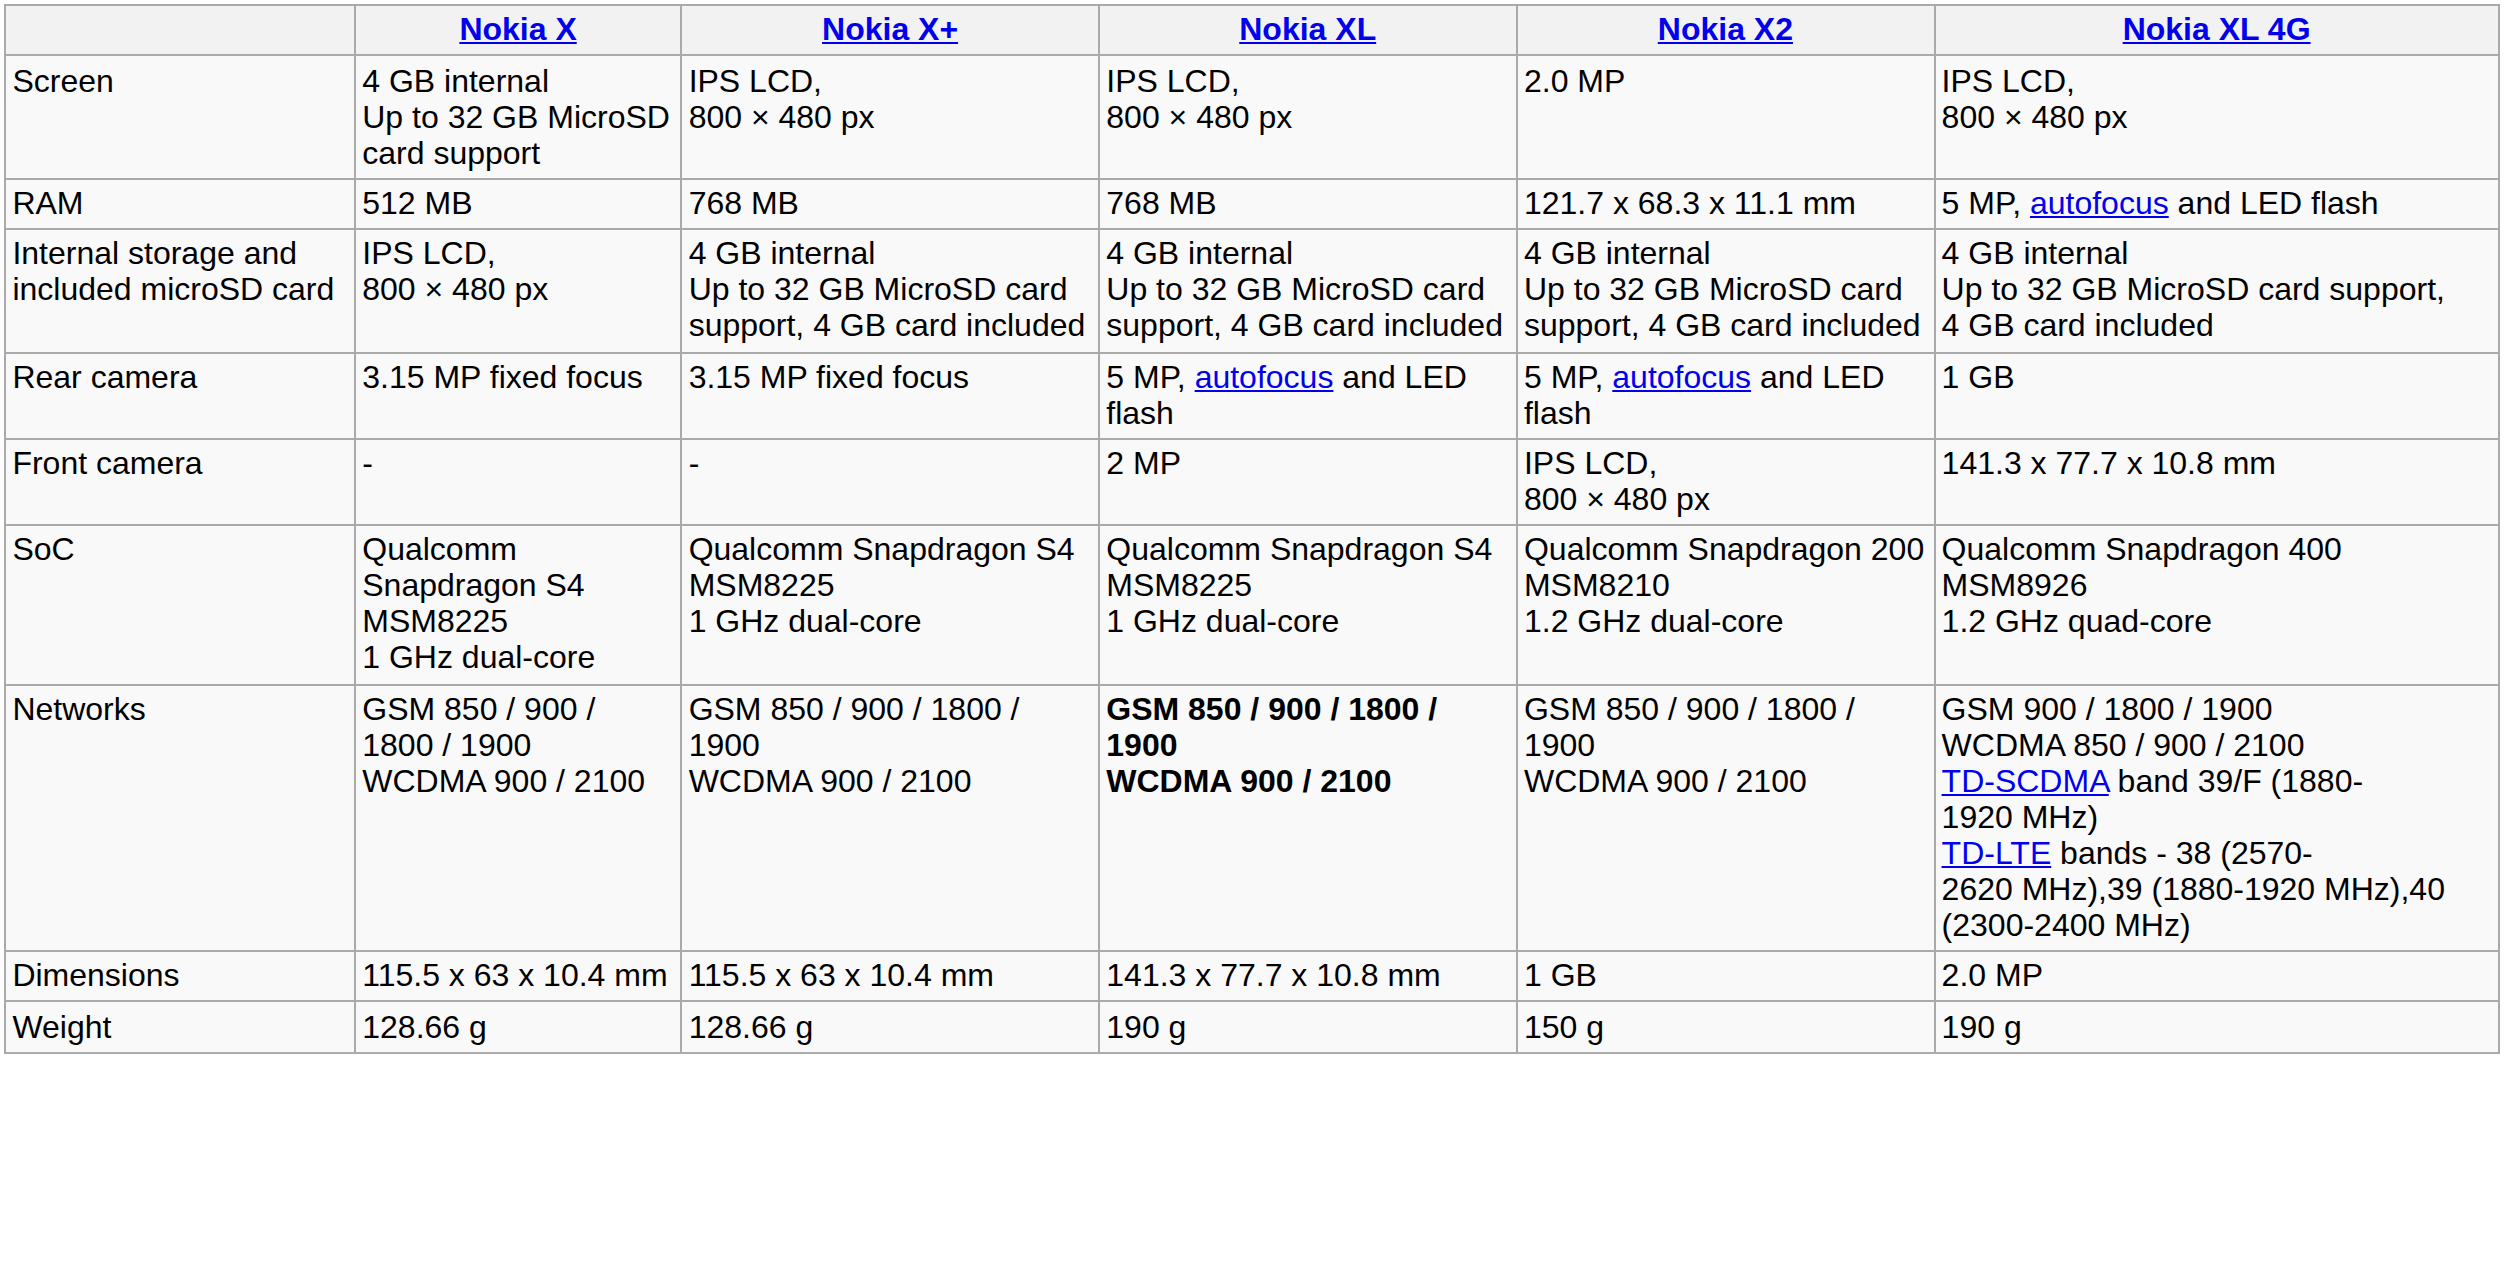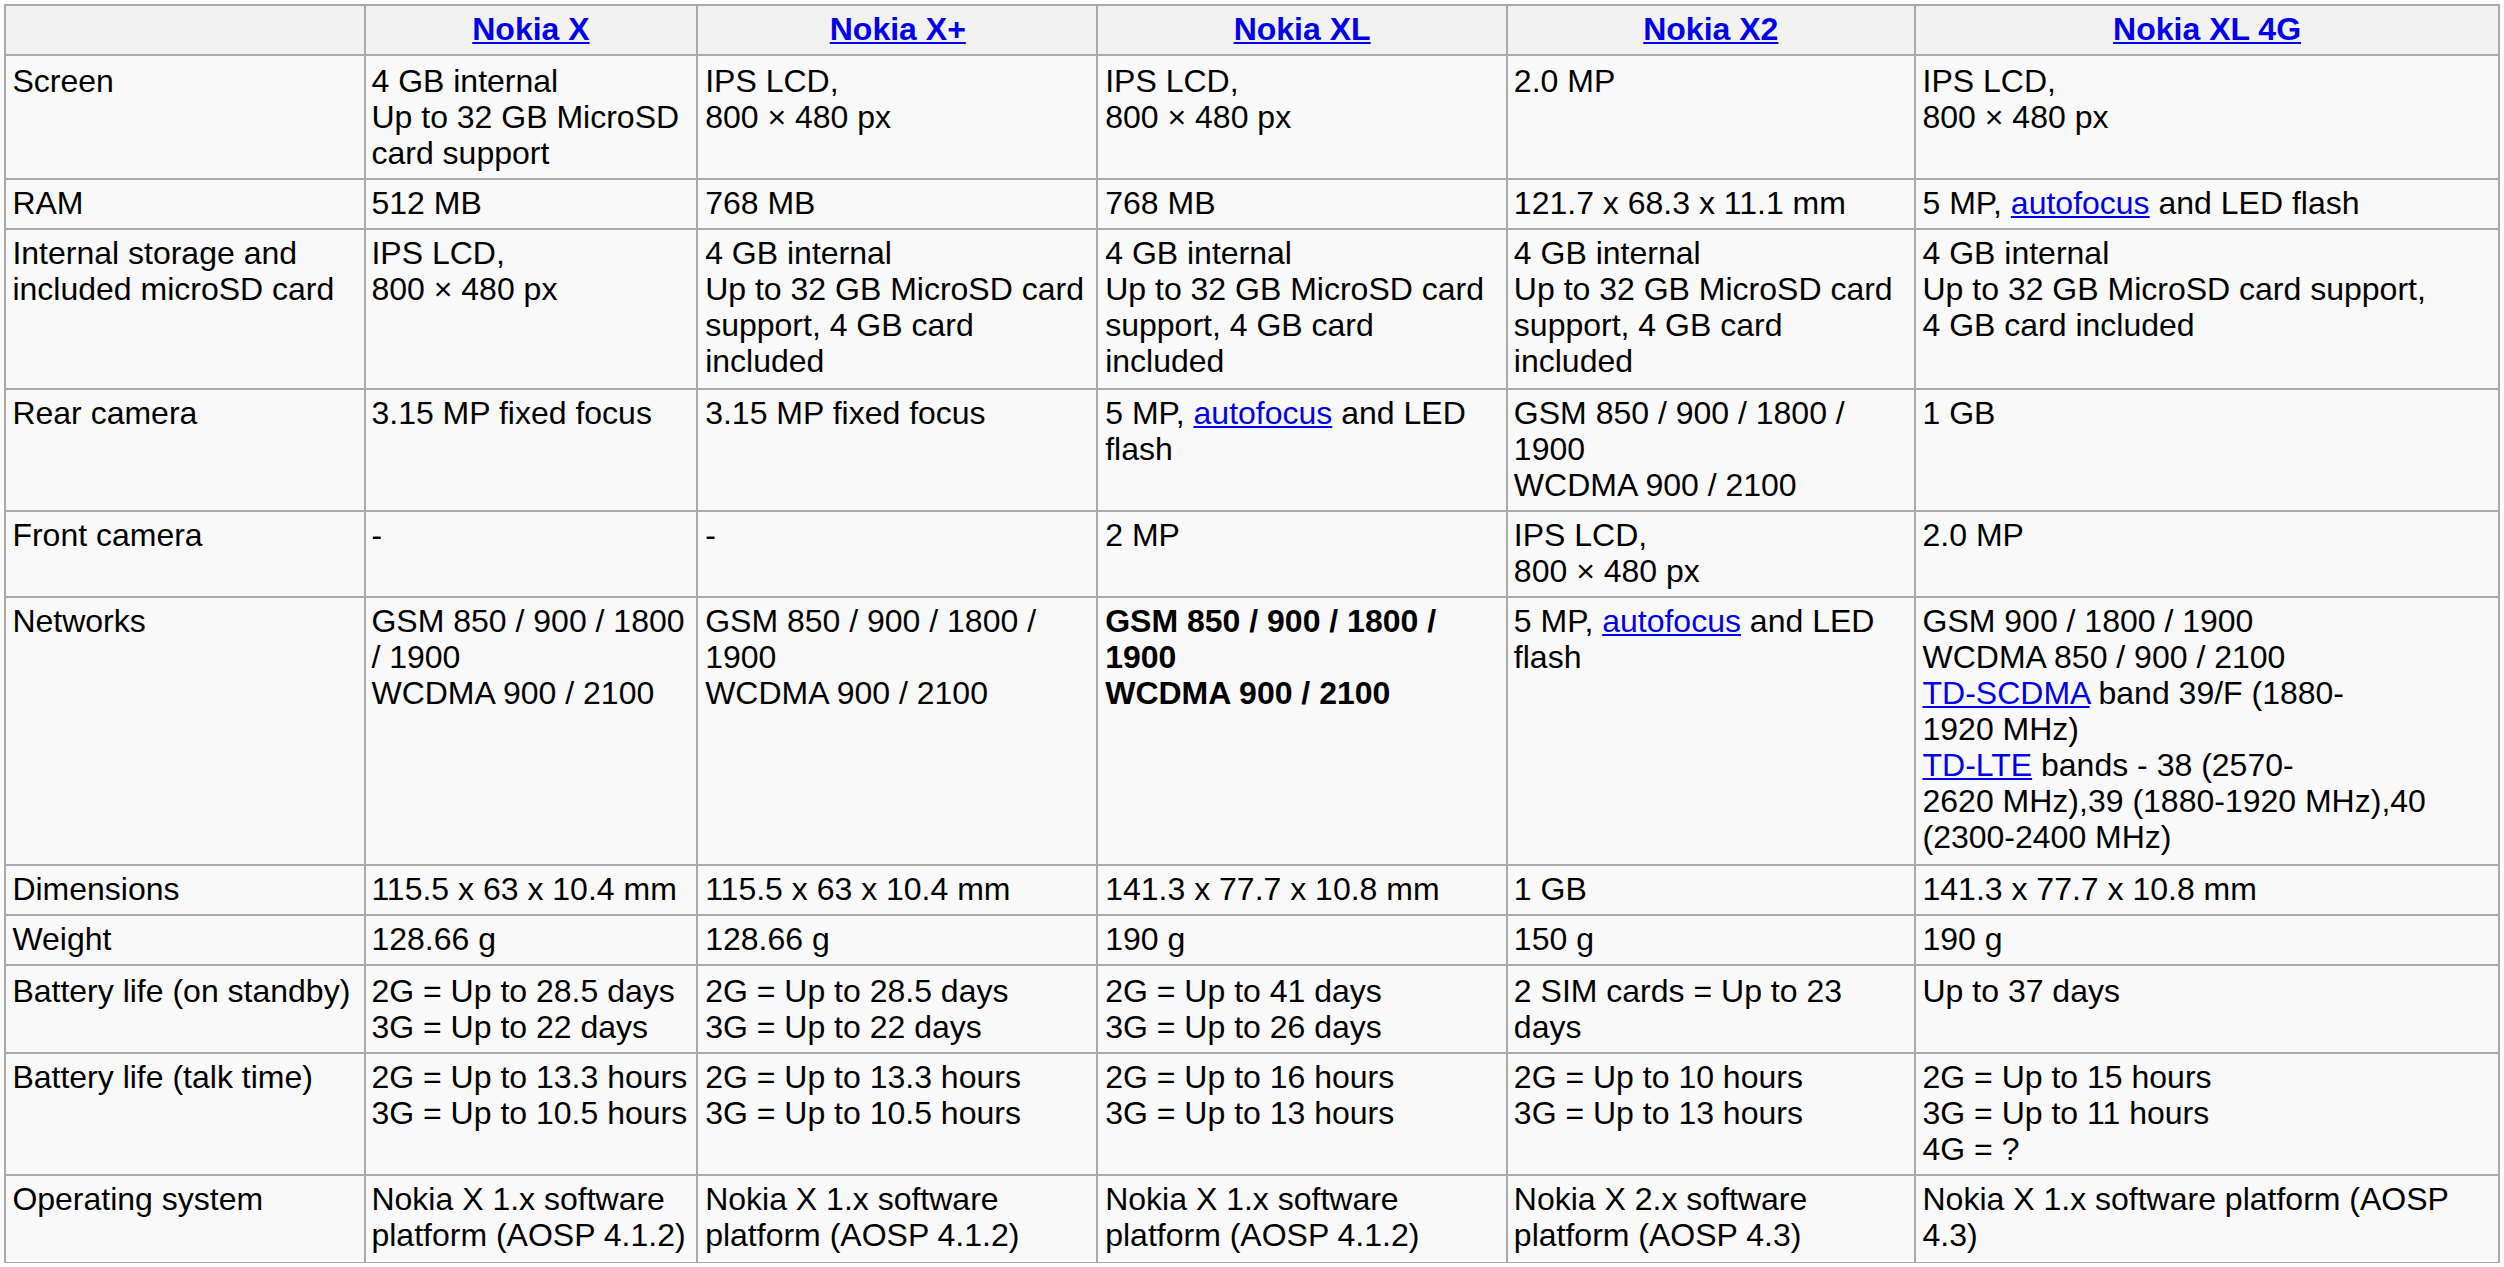(1704, 394) 5 MP, autofocus and LED flash -> (1679, 448) GSM 850 / 900 / 1800 / 1900 WCDMA 900 / 2100
(2109, 463) 141.3 x 77.7 x 10.8 mm -> (1973, 535) 2.0 MP
- row: (44, 550)
(1689, 745) GSM 850 / 900 / 1800 / 1900 WCDMA 900 / 2100 -> (1694, 640) 5 MP, autofocus and LED flash
(1992, 975) 2.0 MP -> (2090, 889) 141.3 x 77.7 x 10.8 mm
+ row: (181, 990)
+ row: (163, 1077)
+ row: (138, 1200)
